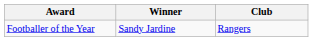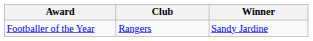columns swapped: (166, 12) <-> (262, 12)
